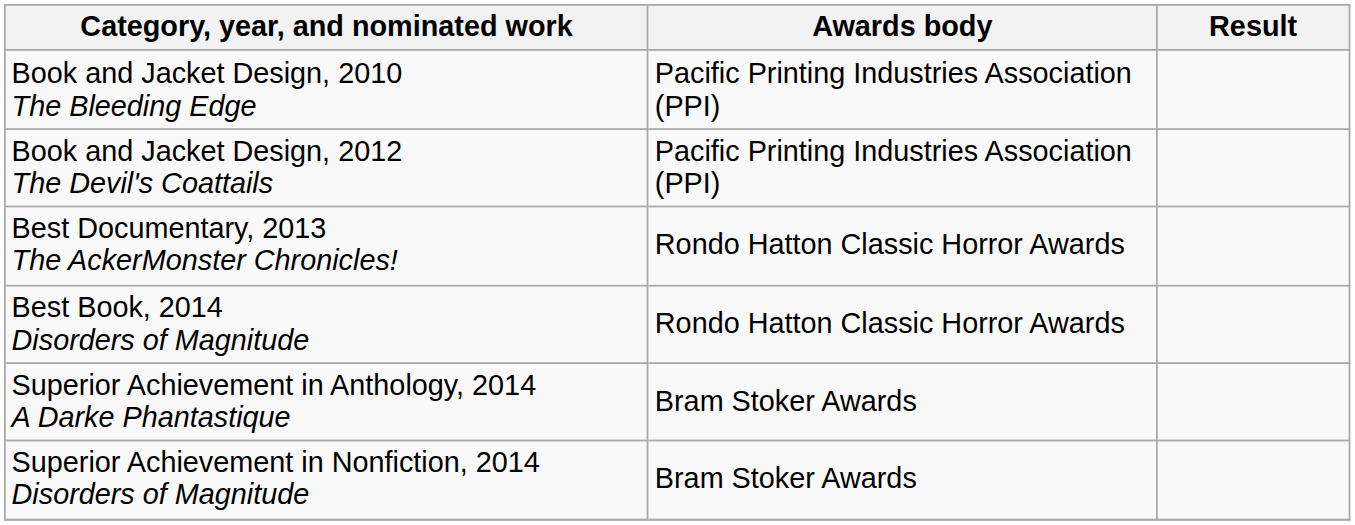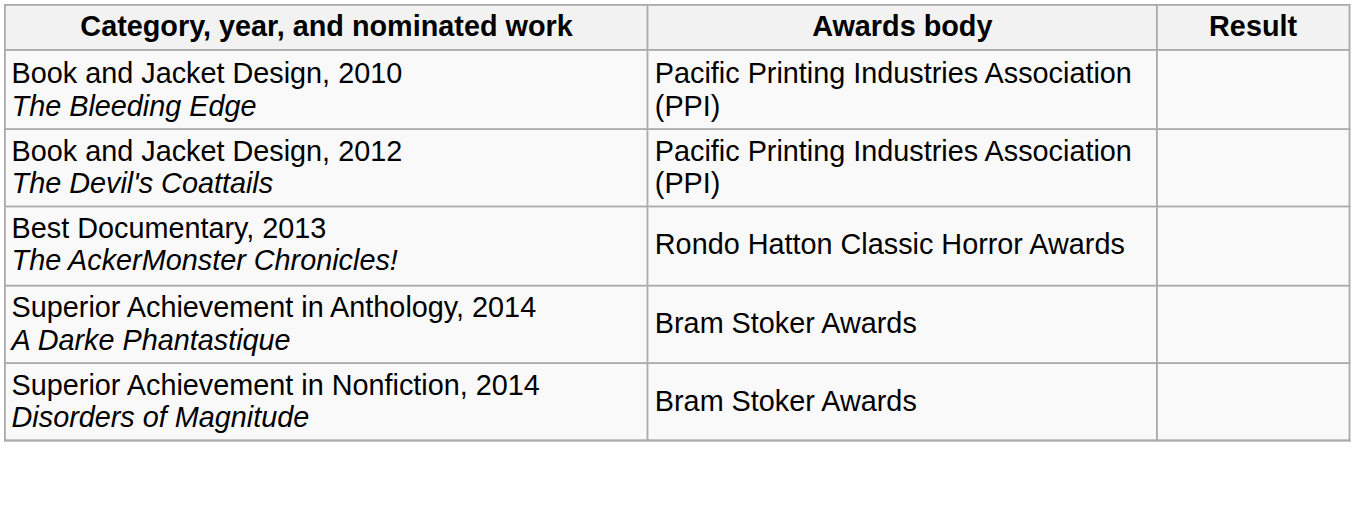- row: (160, 323)
